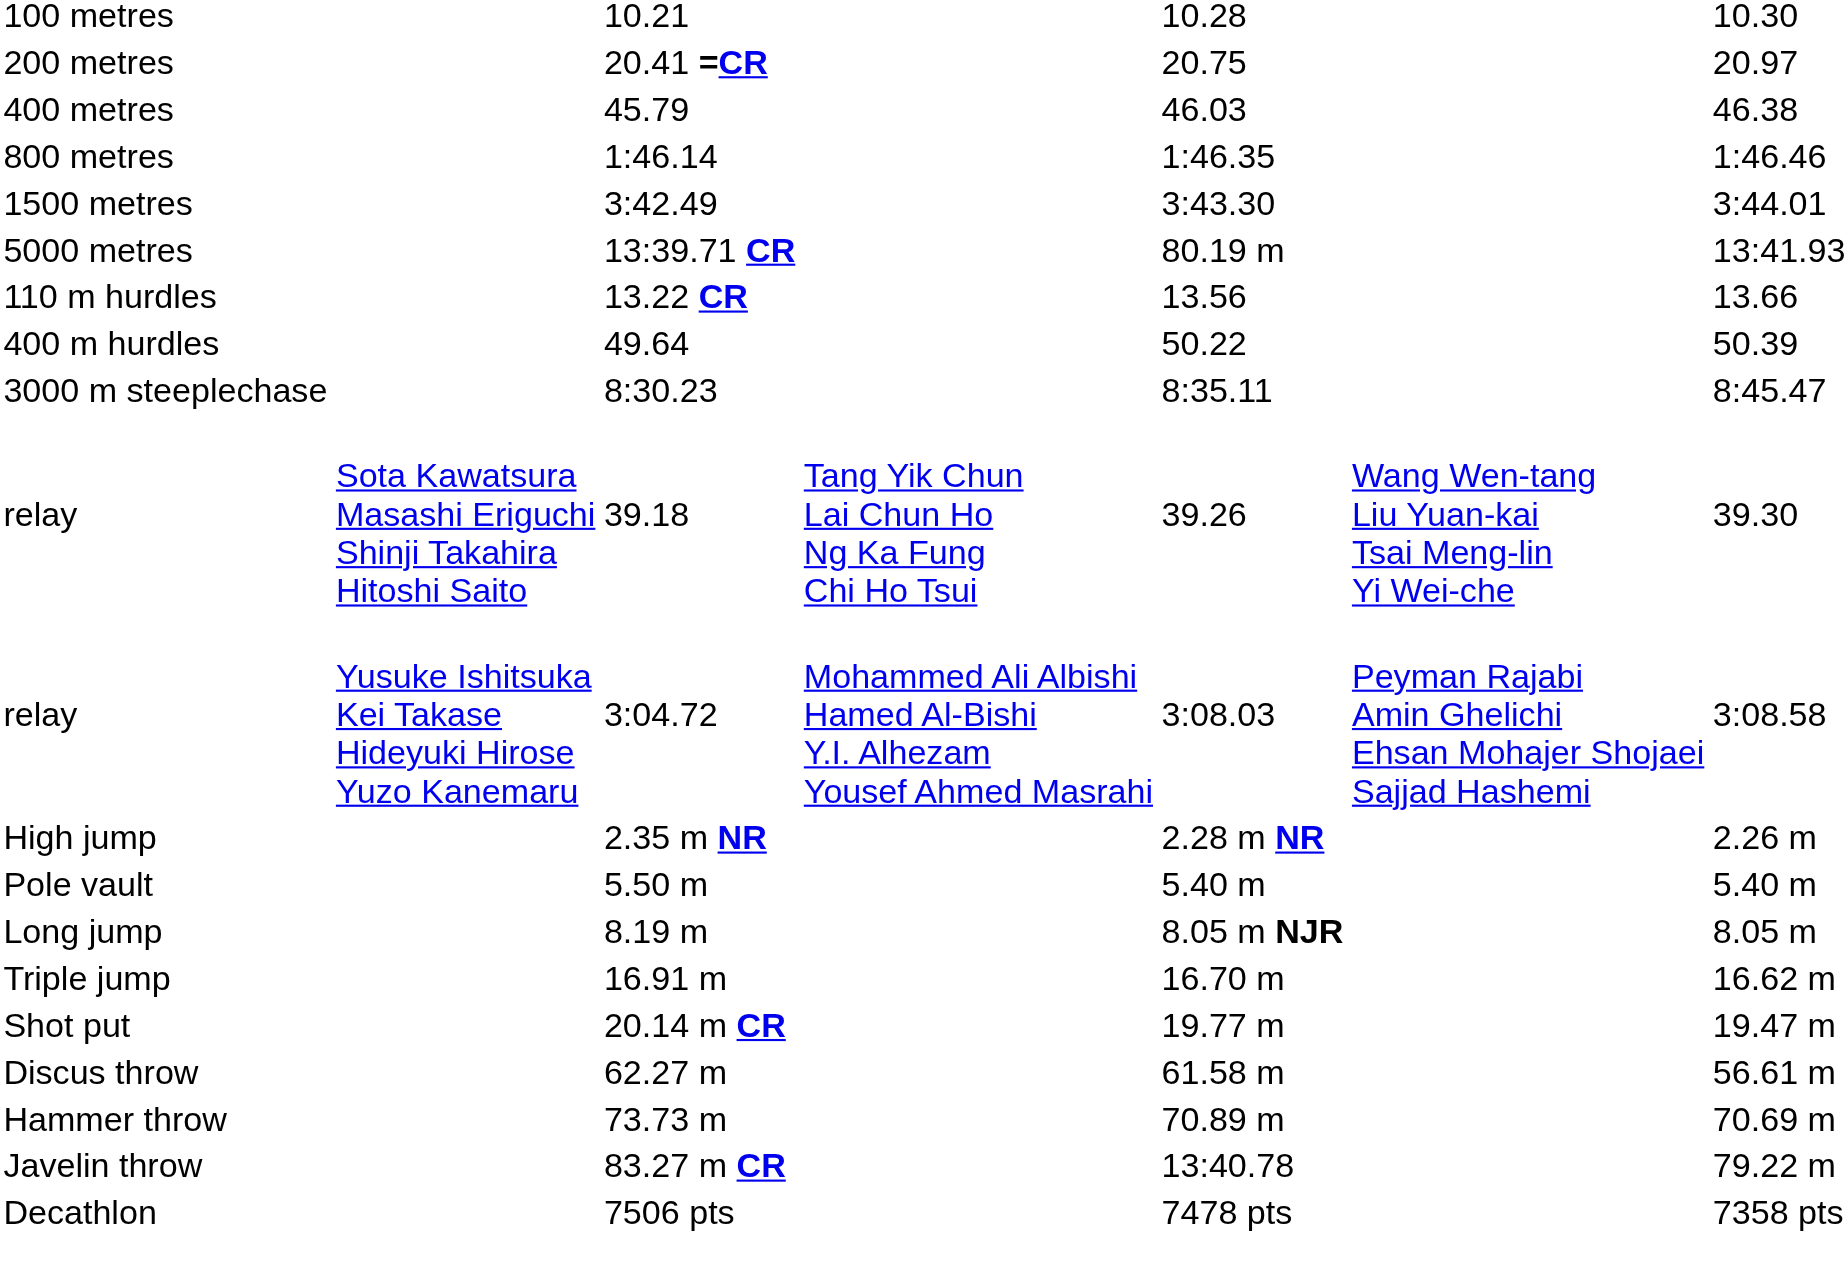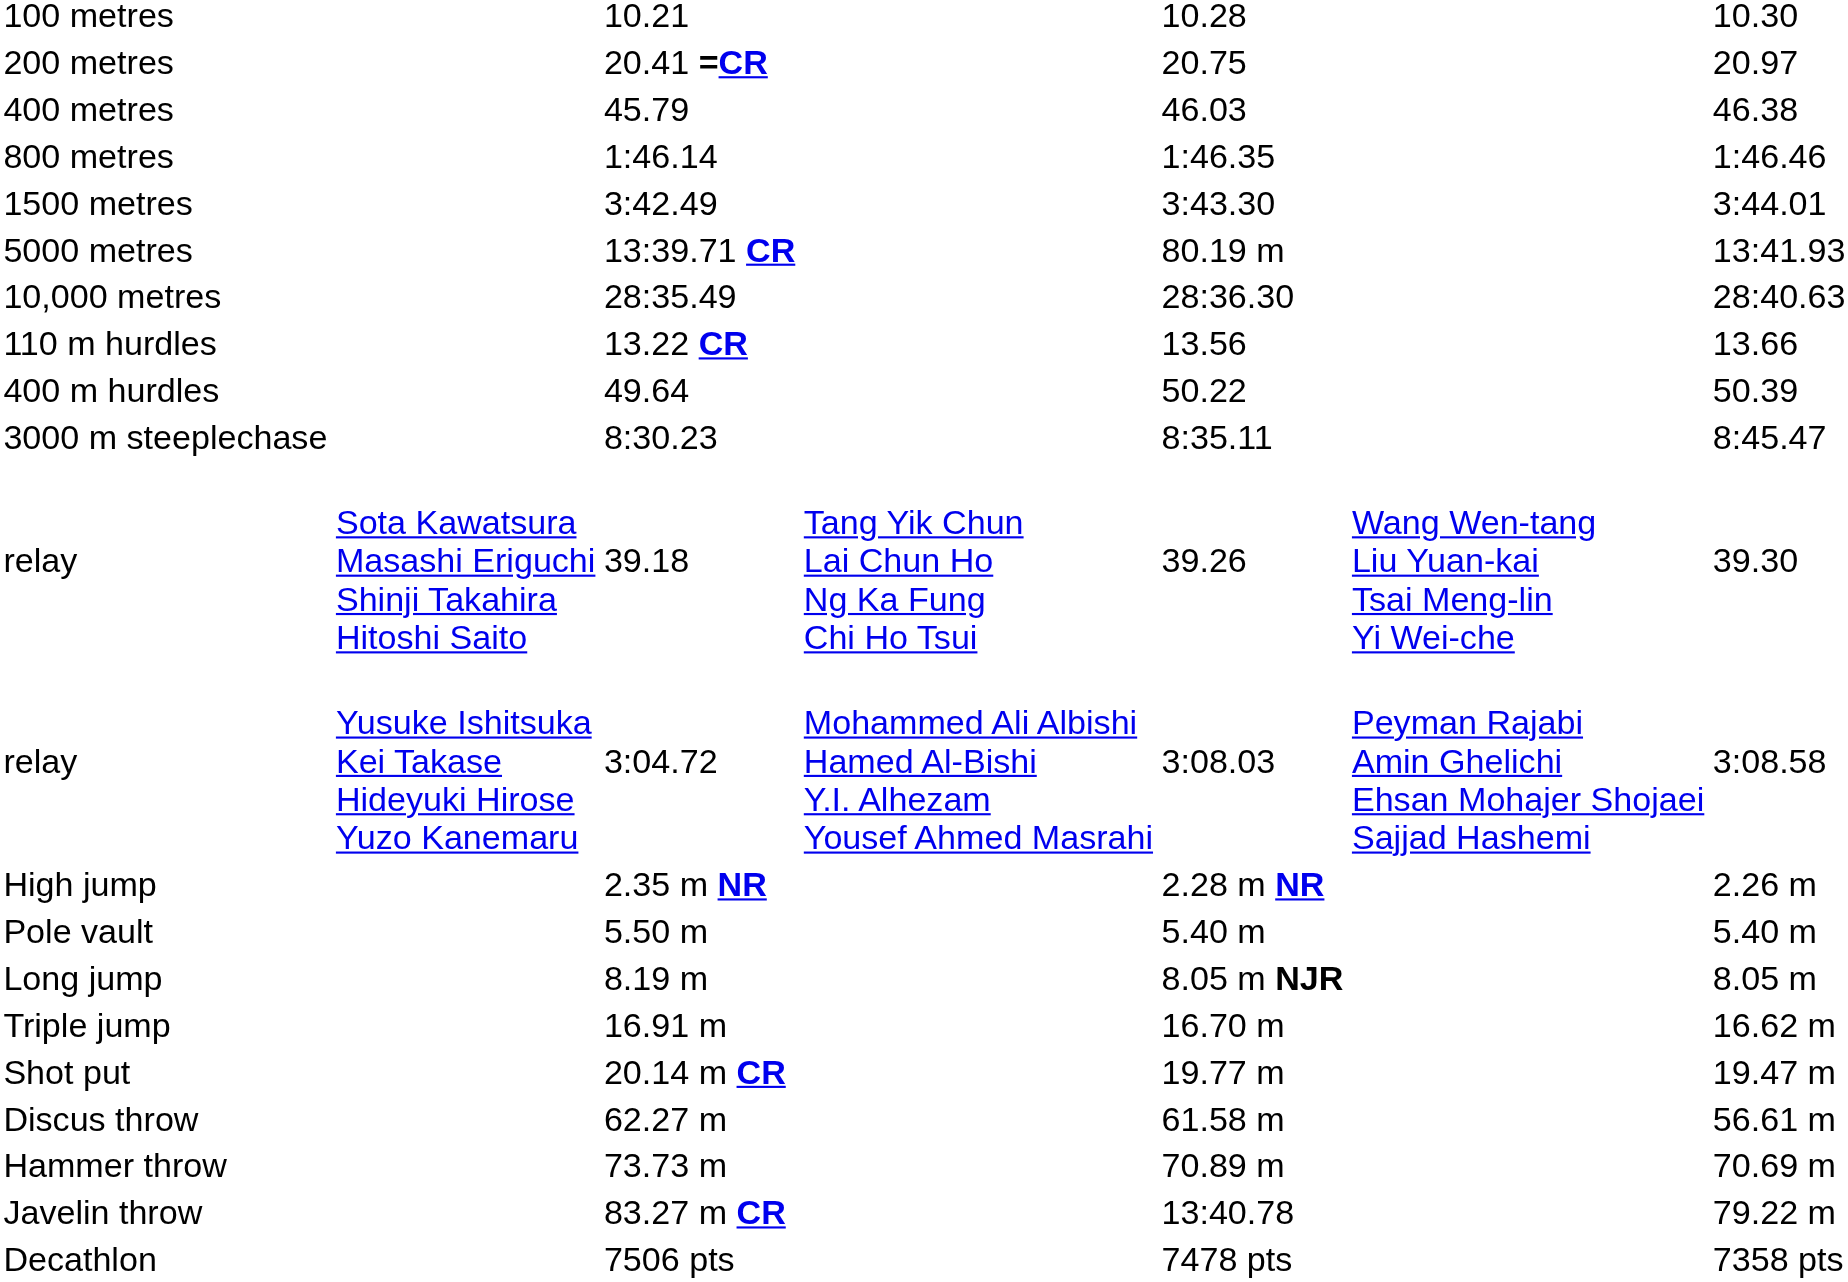+ row: (112, 297)
